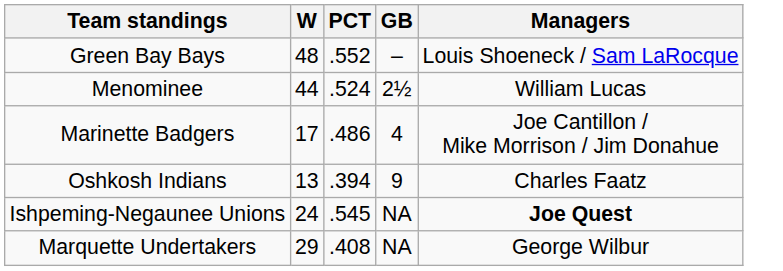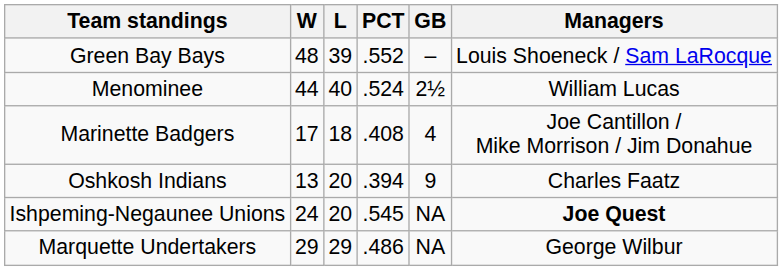+ column: (340, 21)
(350, 134) .486 -> (383, 134) .408
(350, 247) .408 -> (383, 247) .486
